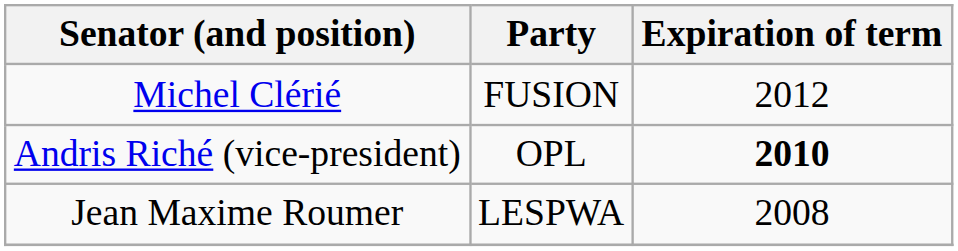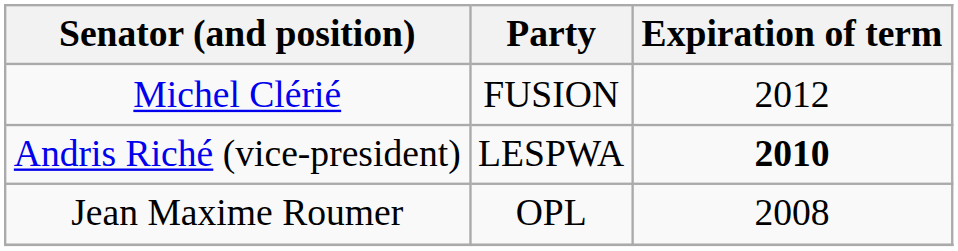(551, 153) OPL -> (551, 153) LESPWA
(551, 213) LESPWA -> (551, 213) OPL
